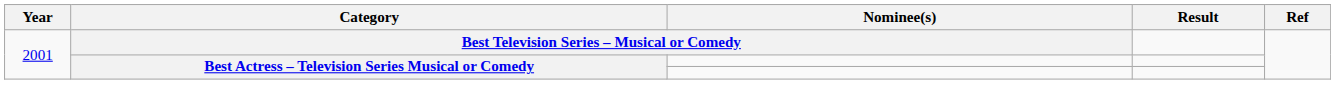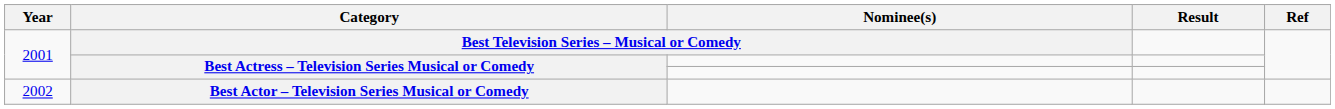+ row: (38, 92)
